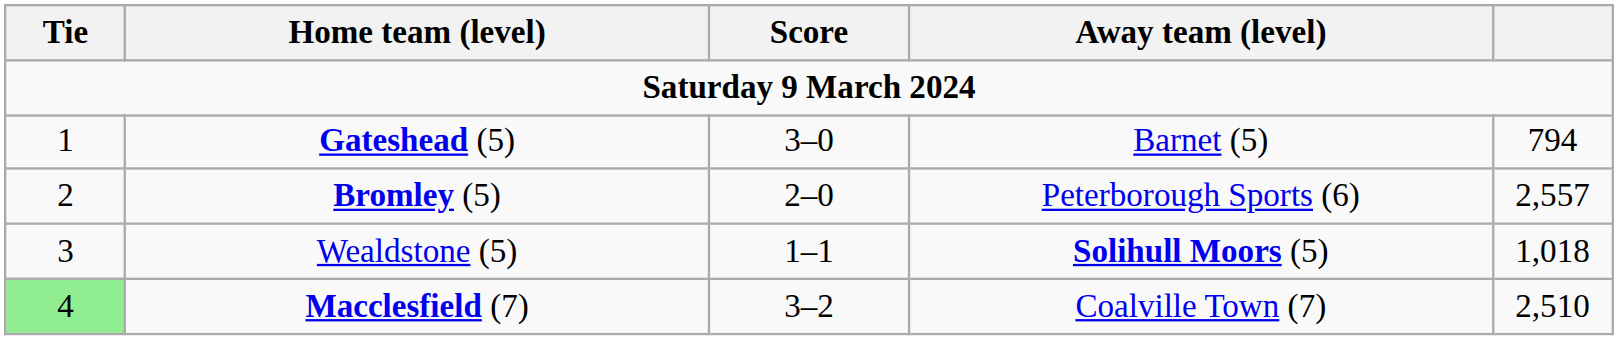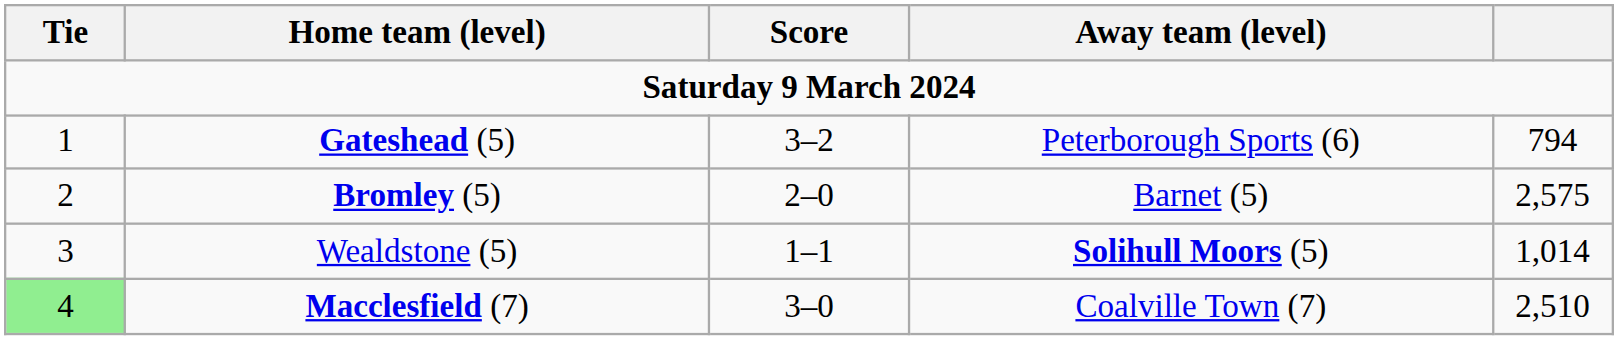(809, 141) 3–0 -> (809, 141) 3–2
(1201, 141) Barnet (5) -> (1201, 141) Peterborough Sports (6)
(1201, 196) Peterborough Sports (6) -> (1201, 196) Barnet (5)
(1553, 196) 2,557 -> (1553, 196) 2,575
(1553, 250) 1,018 -> (1553, 250) 1,014
(809, 305) 3–2 -> (809, 305) 3–0
